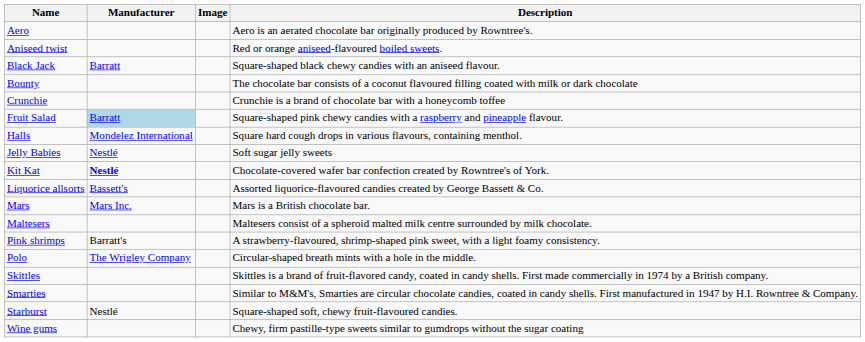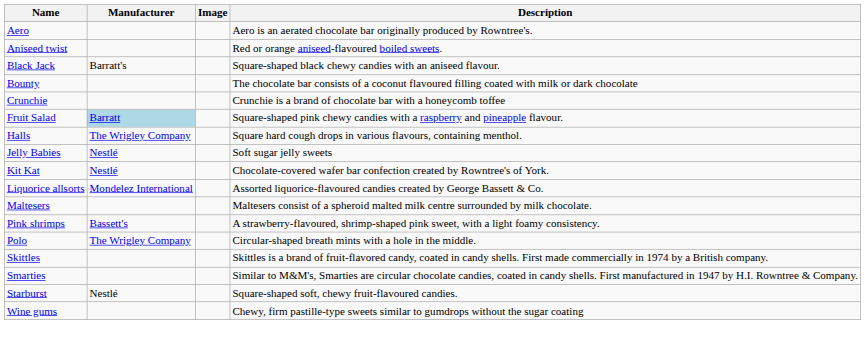(105, 65) Barratt -> (108, 65) Barratt's
(141, 135) Mondelez International -> (140, 135) The Wrigley Company
(104, 170) bold -> (104, 170) normal
(109, 188) Bassett's -> (141, 188) Mondelez International
- row: (18, 205)
(108, 240) Barratt's -> (109, 223) Bassett's
